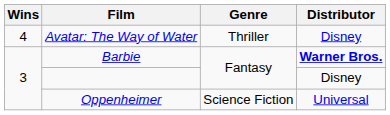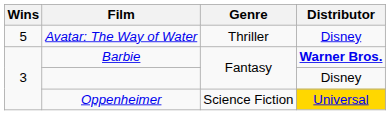(23, 36) 4 -> (23, 36) 5
(341, 99) no background -> (341, 99) gold background
